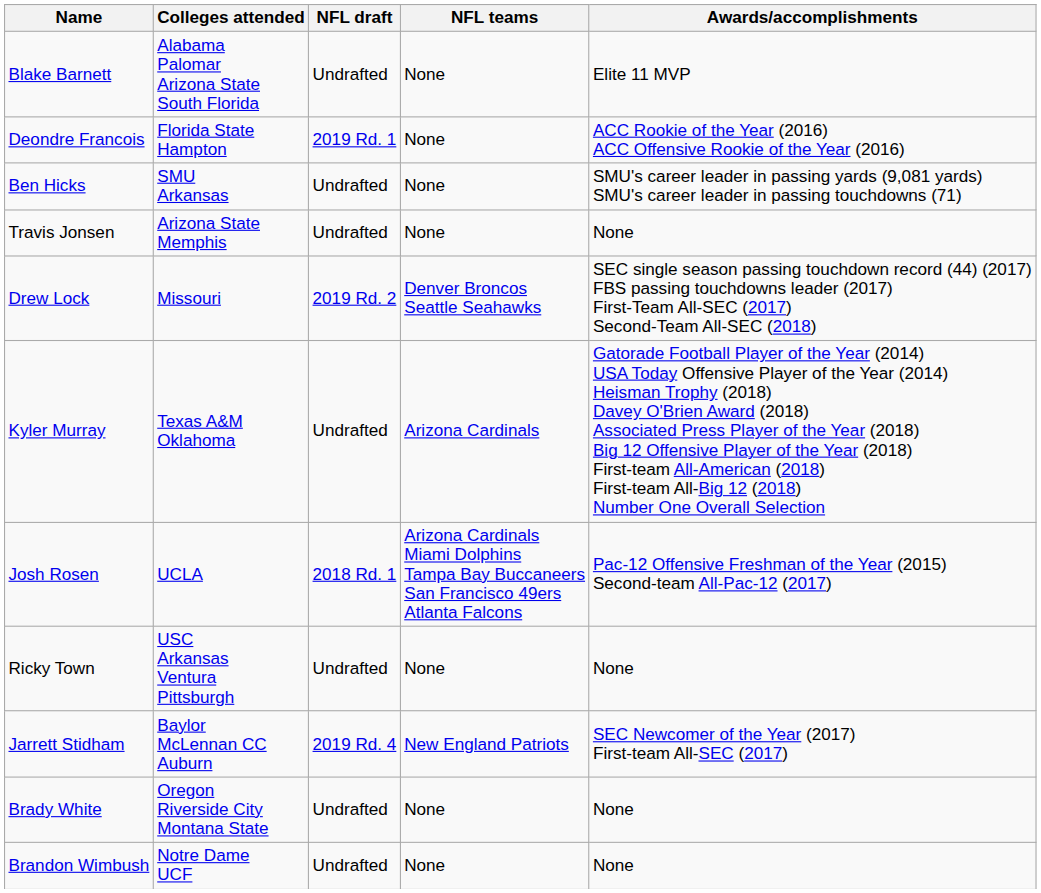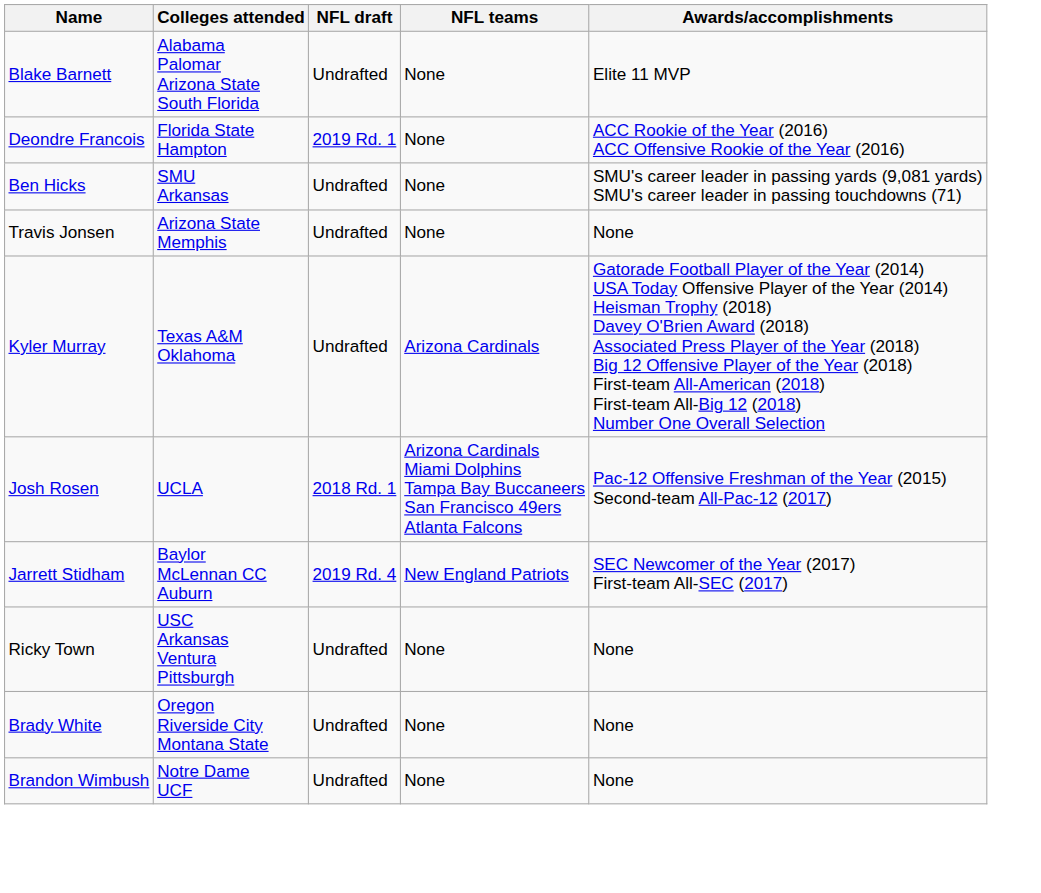- row: (49, 298)
rows swapped: (67, 743) <-> (52, 668)
